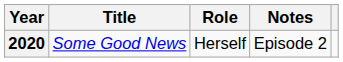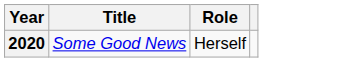- column: (290, 17)
